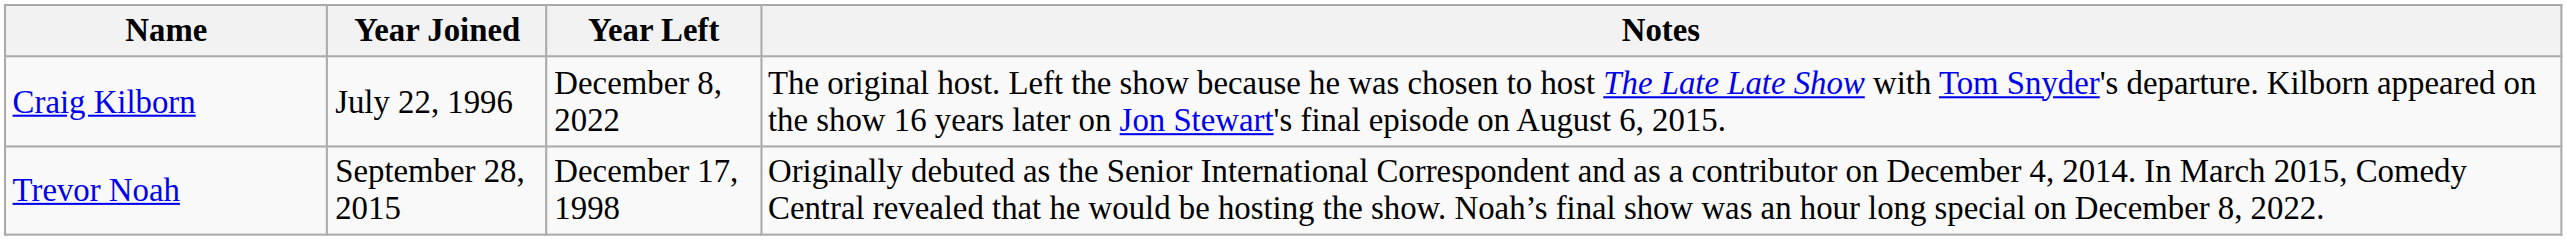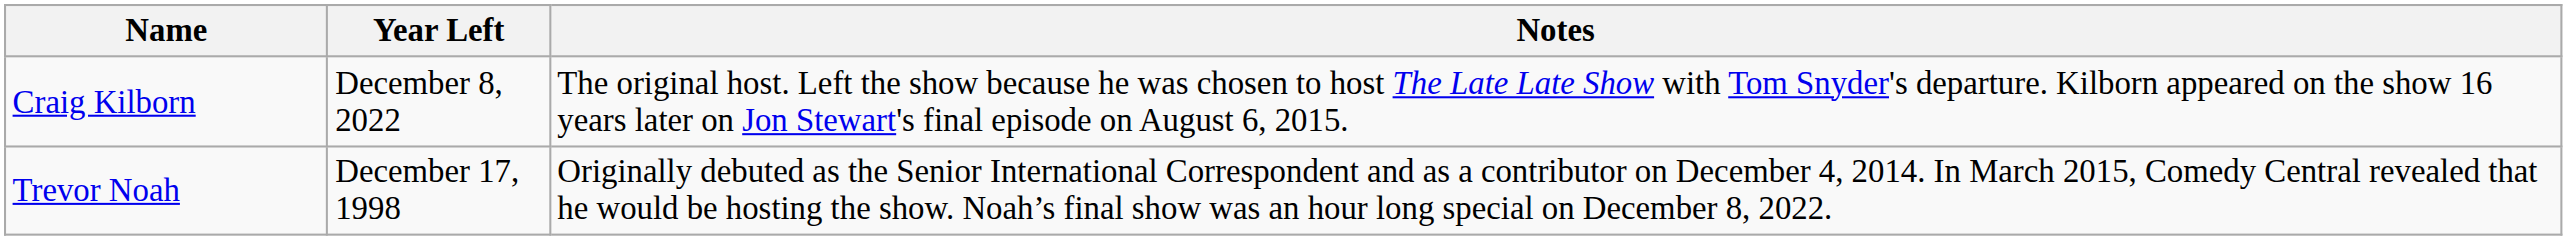- column: (437, 30)
